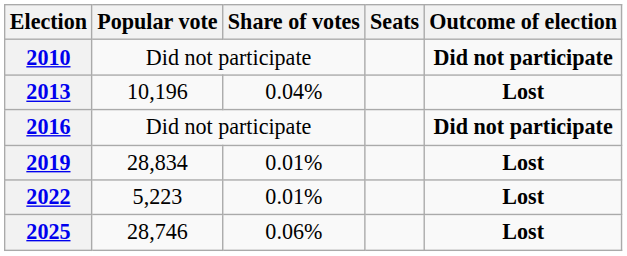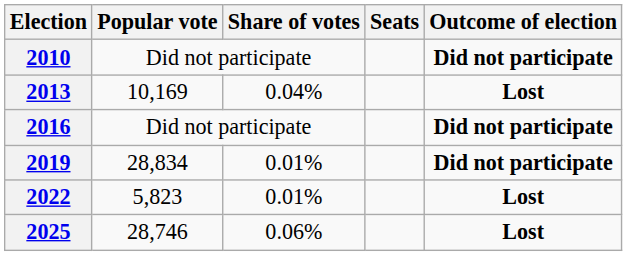(157, 92) 10,196 -> (157, 92) 10,169
(523, 162) Lost -> (523, 162) Did not participate
(157, 197) 5,223 -> (157, 197) 5,823
